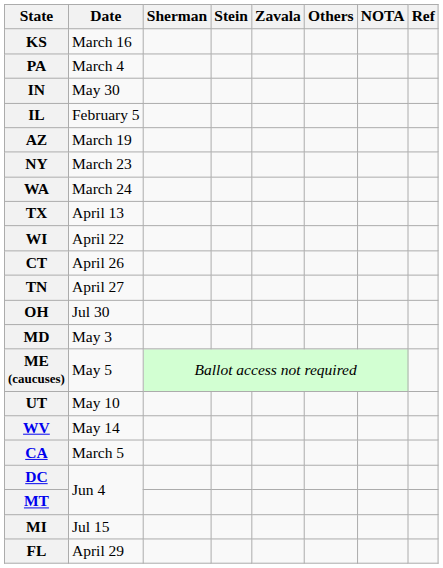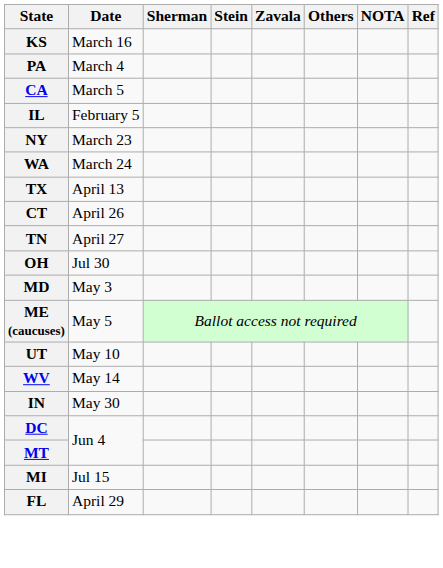rows swapped: (36, 452) <-> (36, 90)
- row: (36, 139)
- row: (36, 238)
